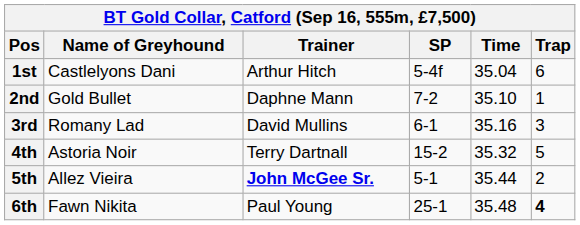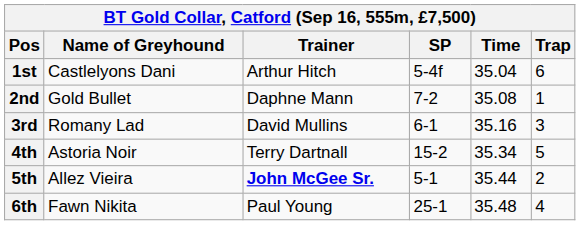(496, 98) 35.10 -> (496, 98) 35.08
(496, 152) 35.32 -> (496, 152) 35.34
(540, 206) bold -> (540, 206) normal
